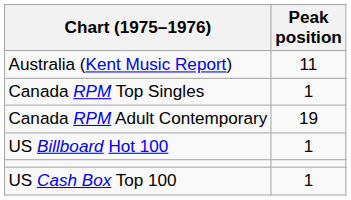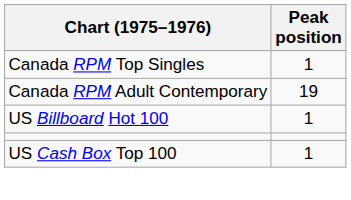- row: (120, 64)
